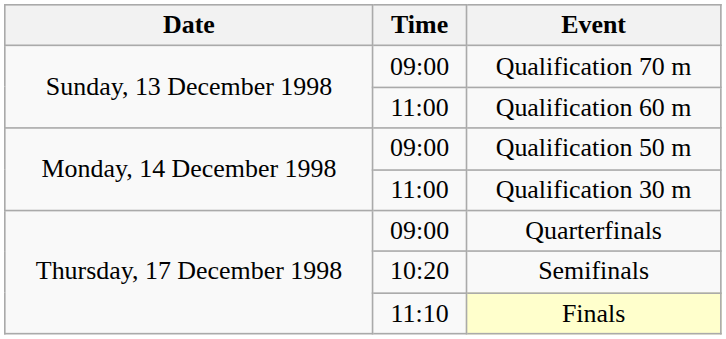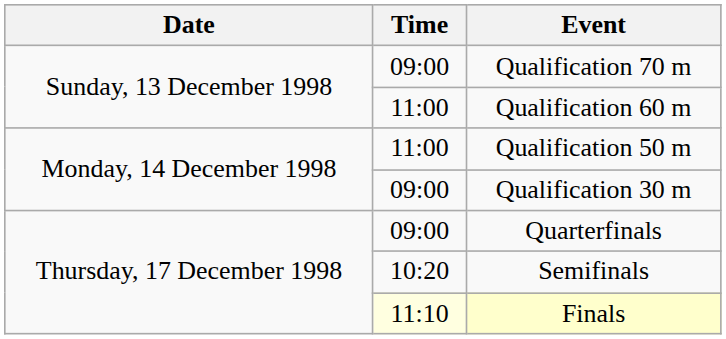(420, 148) 09:00 -> (420, 148) 11:00
(420, 189) 11:00 -> (420, 189) 09:00
(420, 312) no background -> (420, 312) lightyellow background
